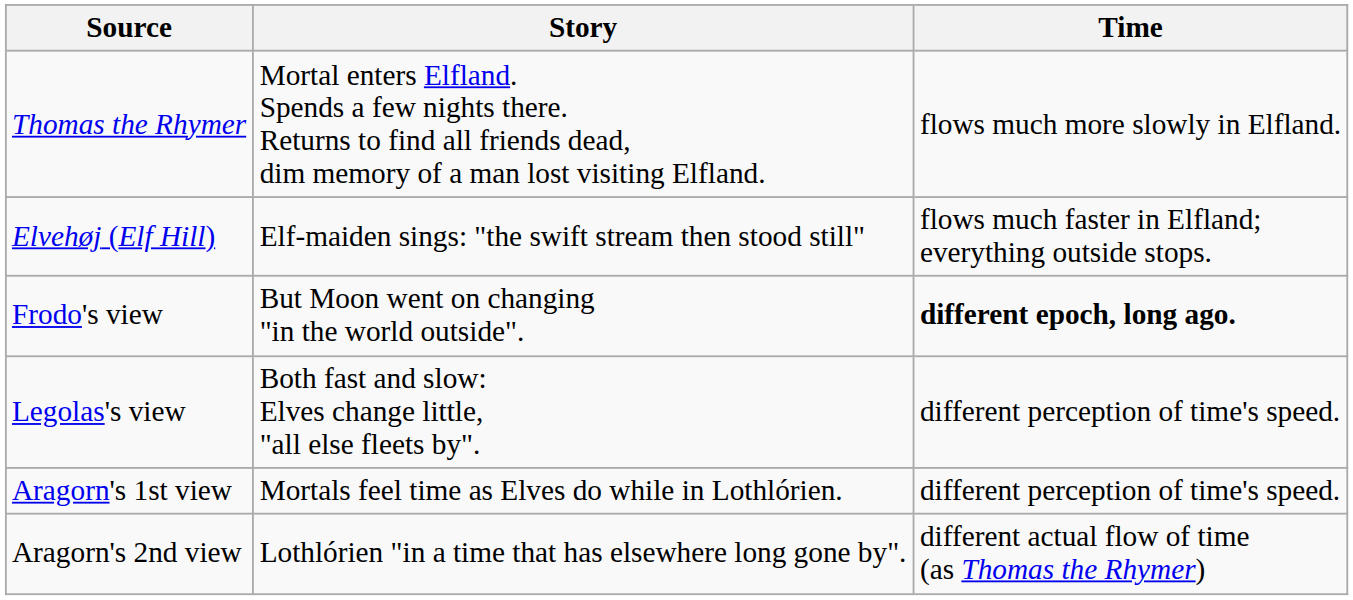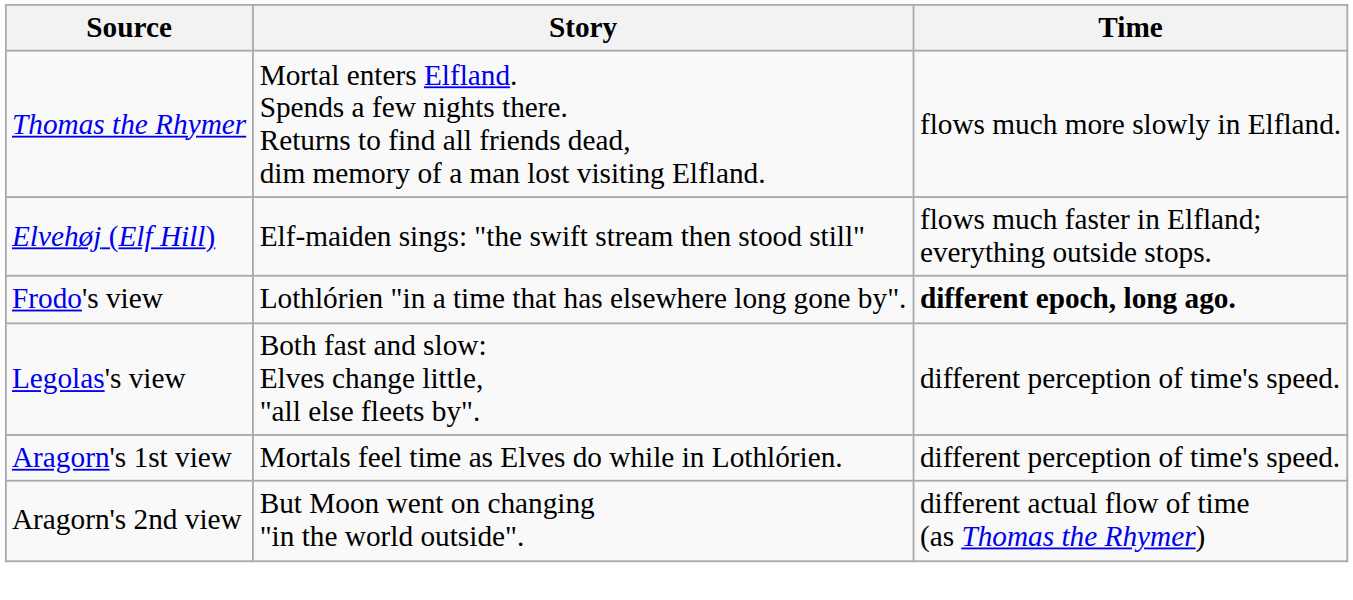(427, 315) But Moon went on changing "in the world outside". -> (583, 298) Lothlórien "in a time that has elsewhere long gone by".
(583, 553) Lothlórien "in a time that has elsewhere long gone by". -> (427, 520) But Moon went on changing "in the world outside".
